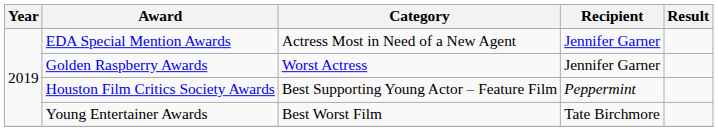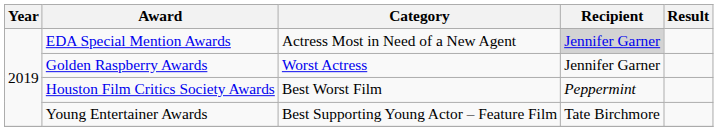(612, 41) no background -> (612, 41) lightgrey background
(419, 89) Best Supporting Young Actor – Feature Film -> (332, 89) Best Worst Film
(332, 114) Best Worst Film -> (419, 114) Best Supporting Young Actor – Feature Film
